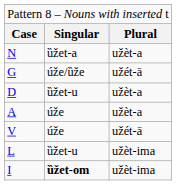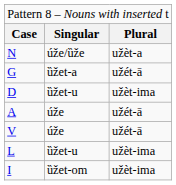(62, 53) ȕžet-a -> (66, 53) úže/ȕže
(66, 72) úže/ȕže -> (62, 72) ȕžet-a
(127, 92) užèt-a -> (134, 92) užèt-ima
(127, 111) užèt-a -> (127, 111) užét-ā
(68, 170) bold -> (67, 170) normal
